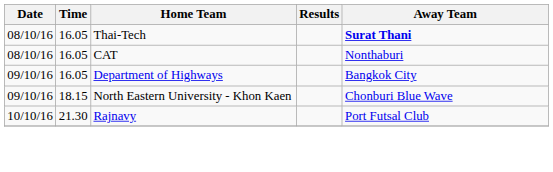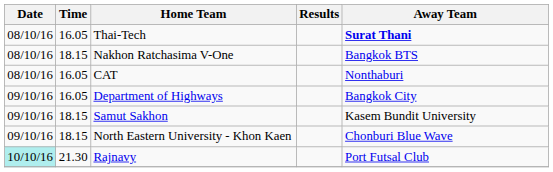+ row: (163, 55)
+ row: (131, 116)
(30, 116) no background -> (30, 156) paleturquoise background
